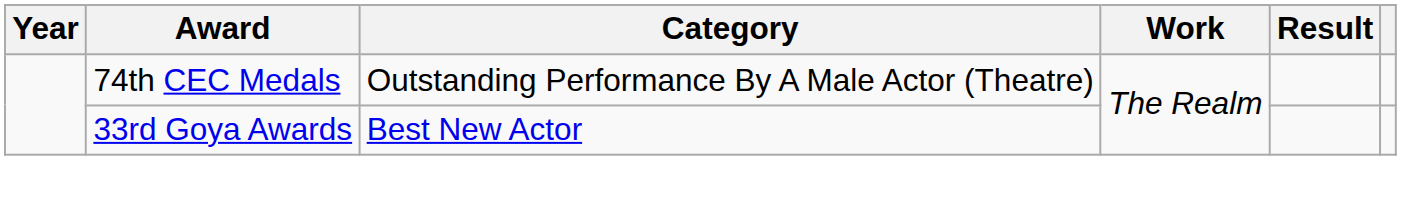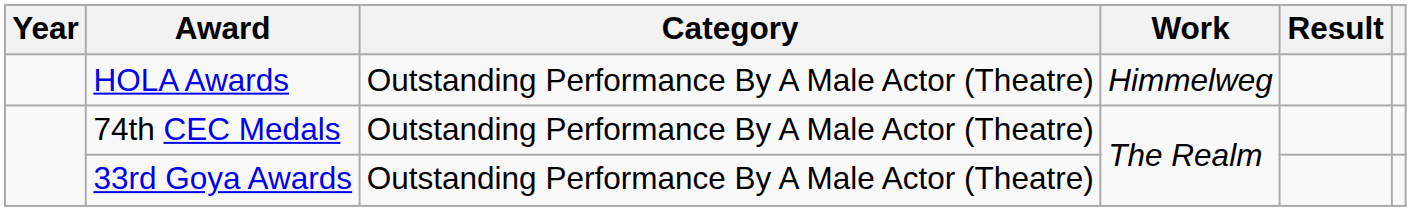+ row: (191, 79)
(474, 129) Best New Actor -> (730, 179) Outstanding Performance By A Male Actor (Theatre)
